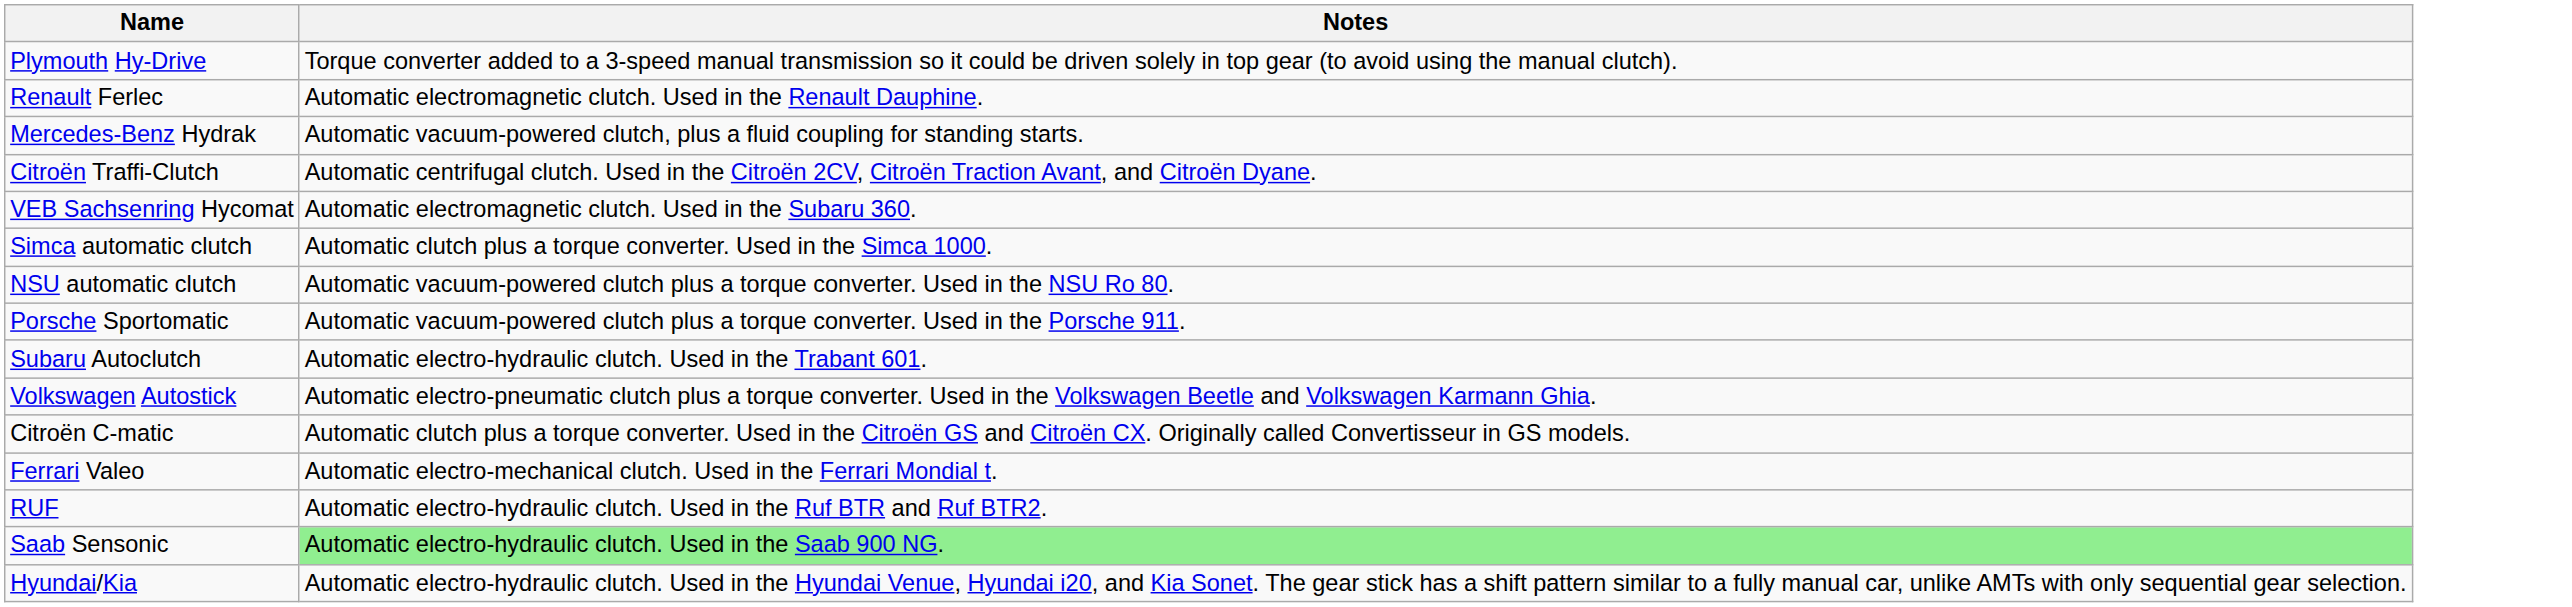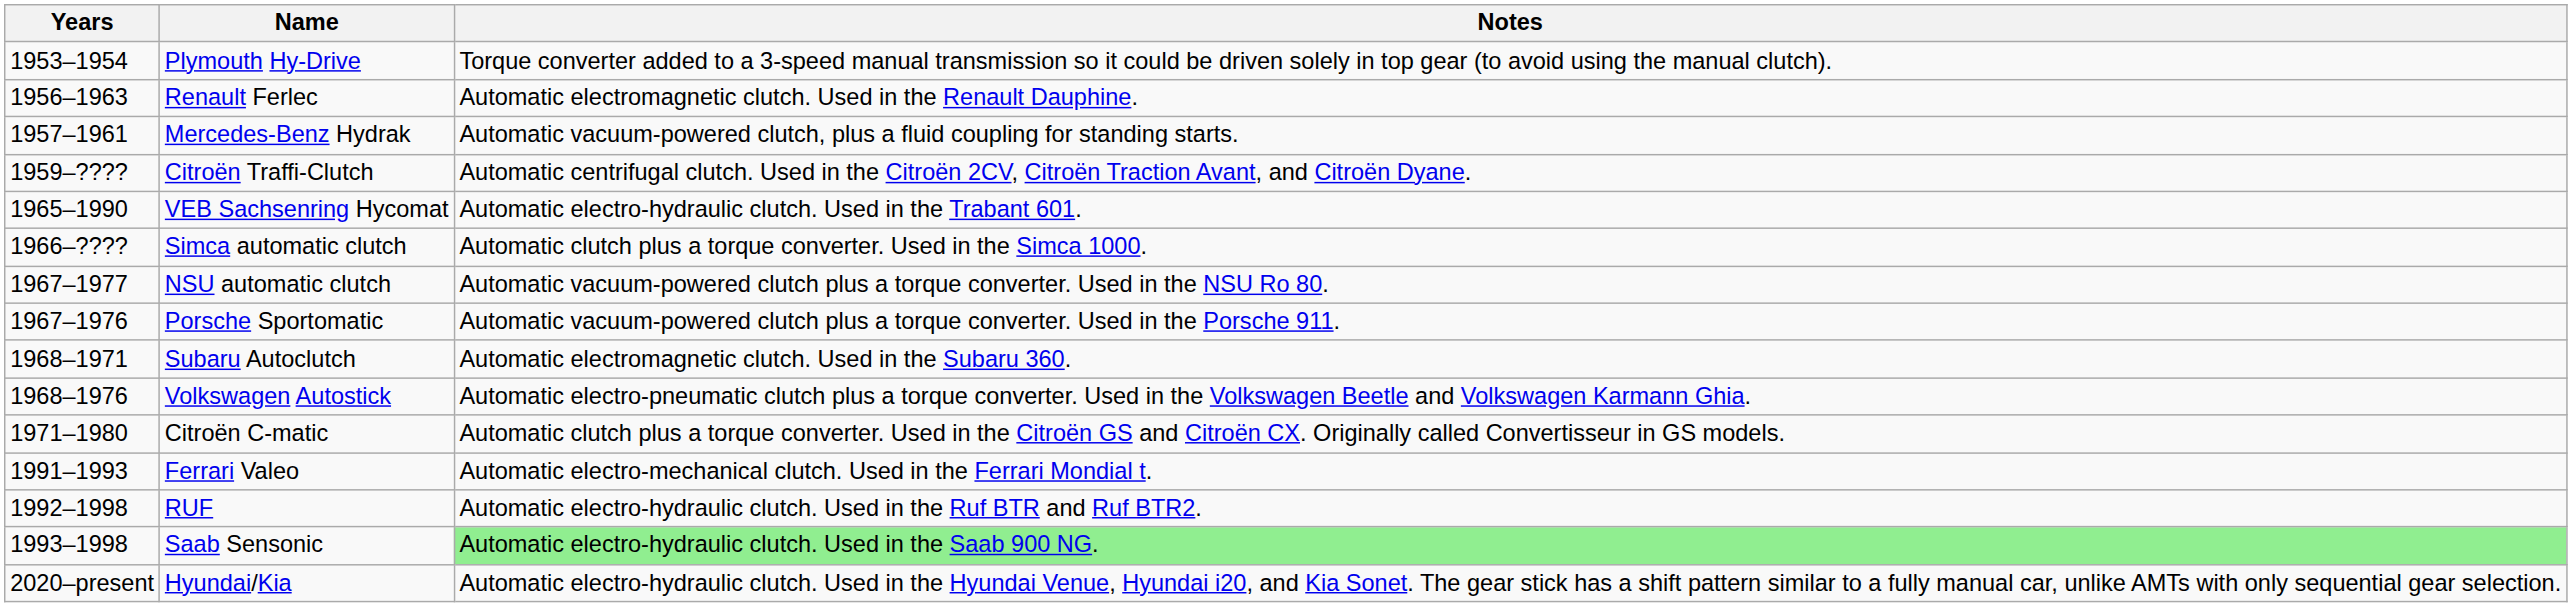+ column: (82, 23)
(611, 209) Automatic electromagnetic clutch. Used in the Subaru 360. -> (771, 209) Automatic electro-hydraulic clutch. Used in the Trabant 601.
(616, 358) Automatic electro-hydraulic clutch. Used in the Trabant 601. -> (765, 358) Automatic electromagnetic clutch. Used in the Subaru 360.
